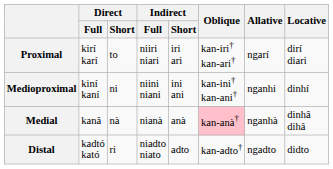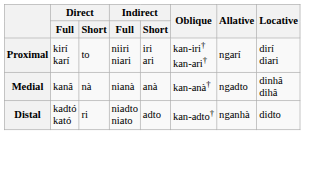- row: (42, 89)
(220, 120) pink background -> (192, 86) no background
(263, 120) nganhà -> (233, 86) ngadto
(262, 149) ngadto -> (234, 115) nganhà
